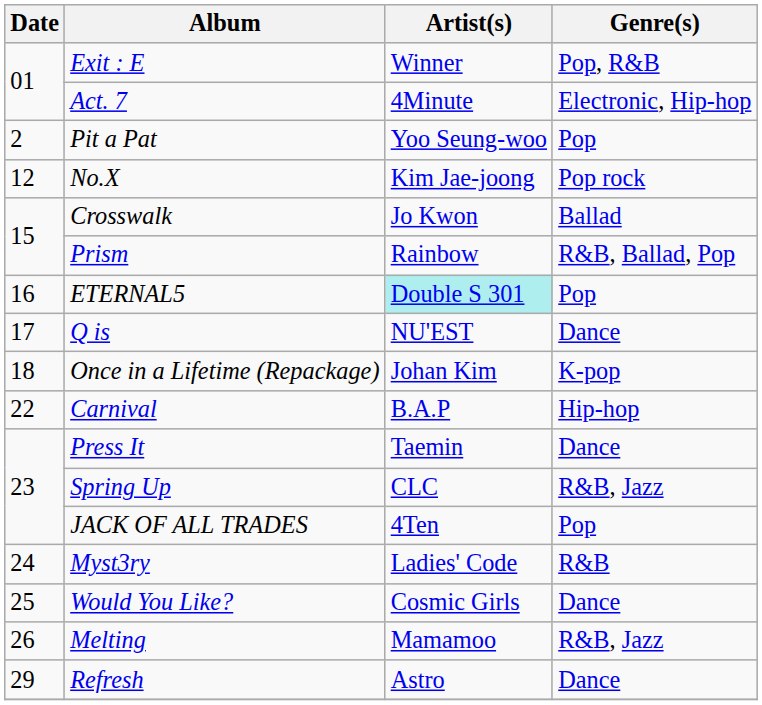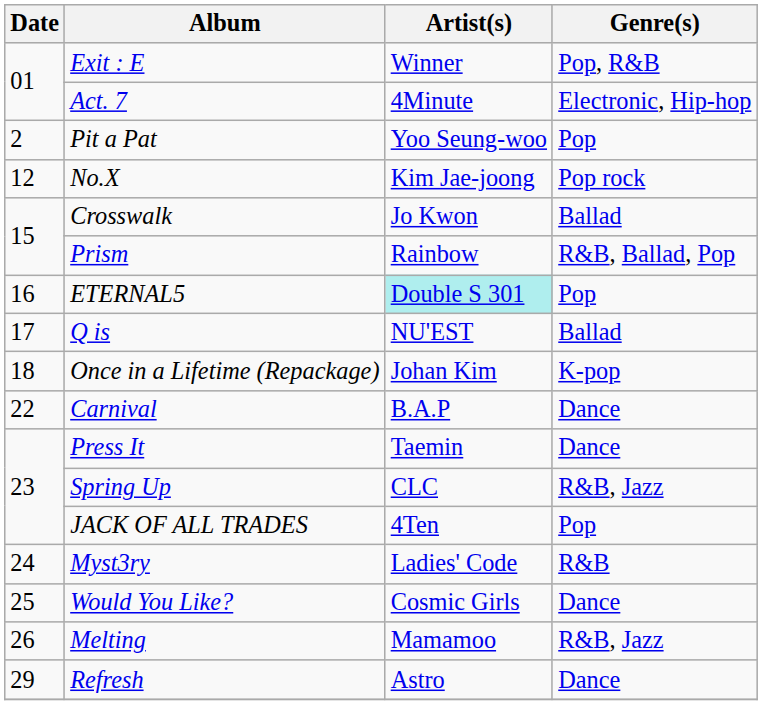(589, 332) Dance -> (590, 332) Ballad
(599, 409) Hip-hop -> (589, 409) Dance
